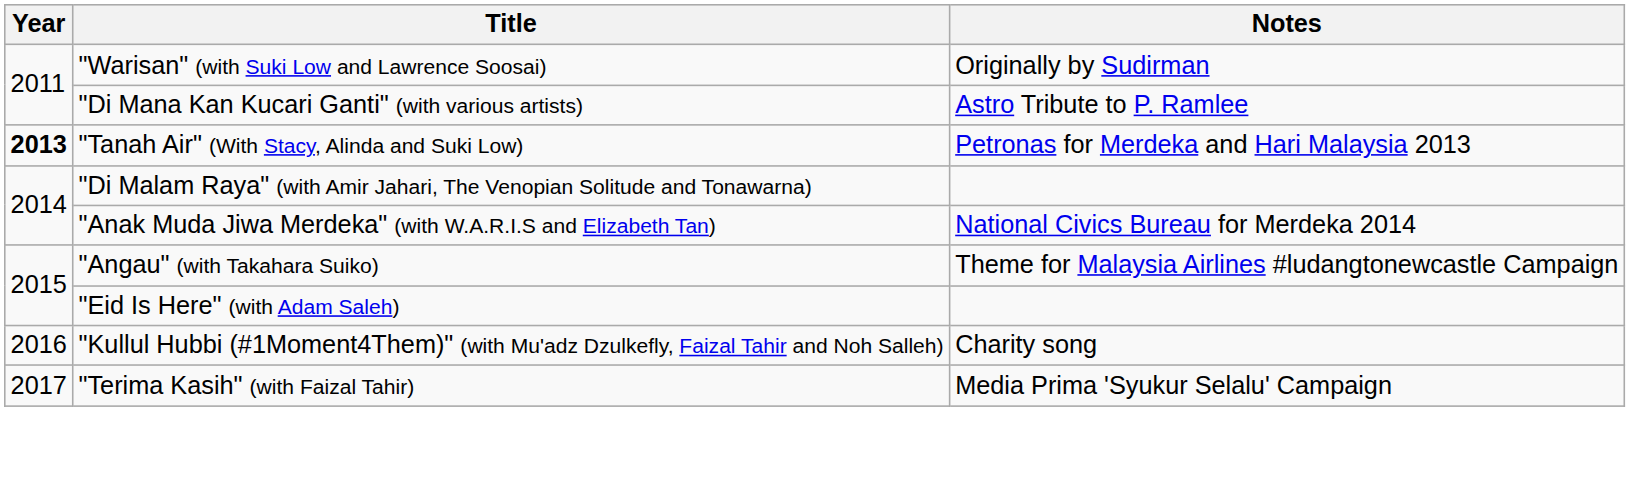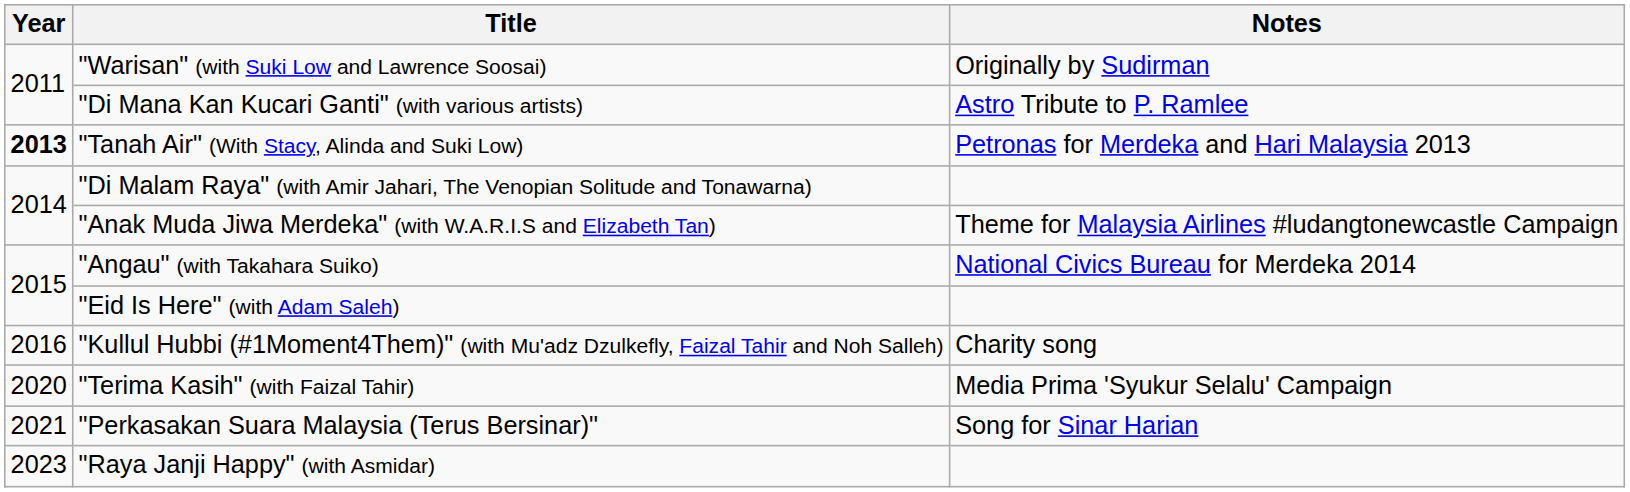(1186, 225) National Civics Bureau for Merdeka 2014 -> (1287, 225) Theme for Malaysia Airlines #ludangtonewcastle Campaign
(1287, 265) Theme for Malaysia Airlines #ludangtonewcastle Campaign -> (1186, 265) National Civics Bureau for Merdeka 2014
(39, 385) 2017 -> (39, 385) 2020
+ row: (338, 425)
+ row: (257, 465)
